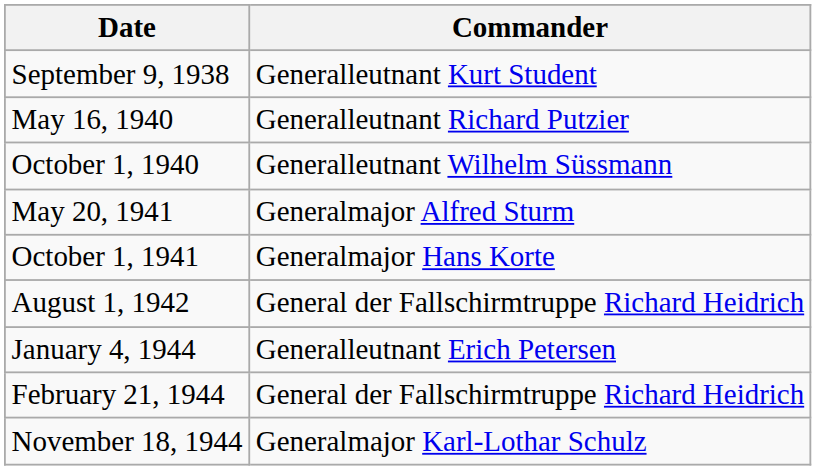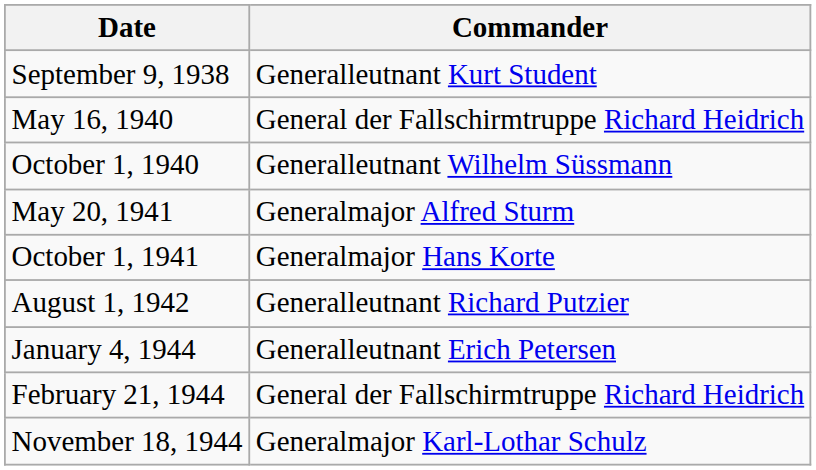(442, 119) Generalleutnant Richard Putzier -> (530, 119) General der Fallschirmtruppe Richard Heidrich
(530, 303) General der Fallschirmtruppe Richard Heidrich -> (442, 303) Generalleutnant Richard Putzier
